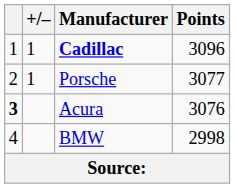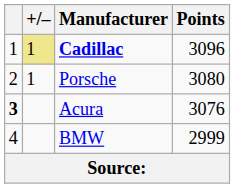(31, 49) no background -> (31, 49) khaki background
(207, 79) 3077 -> (207, 79) 3080
(207, 138) 2998 -> (207, 138) 2999
